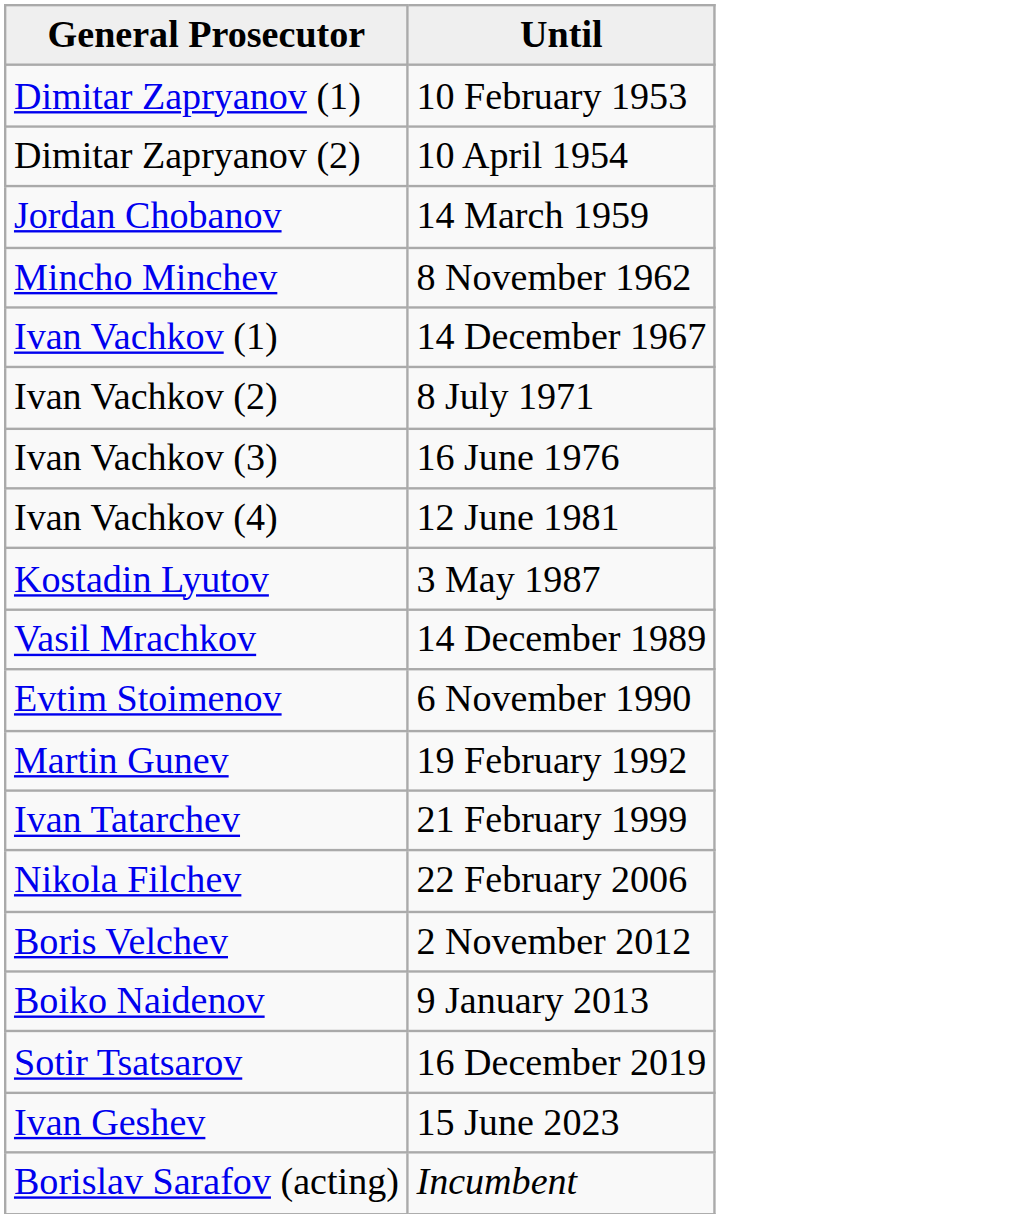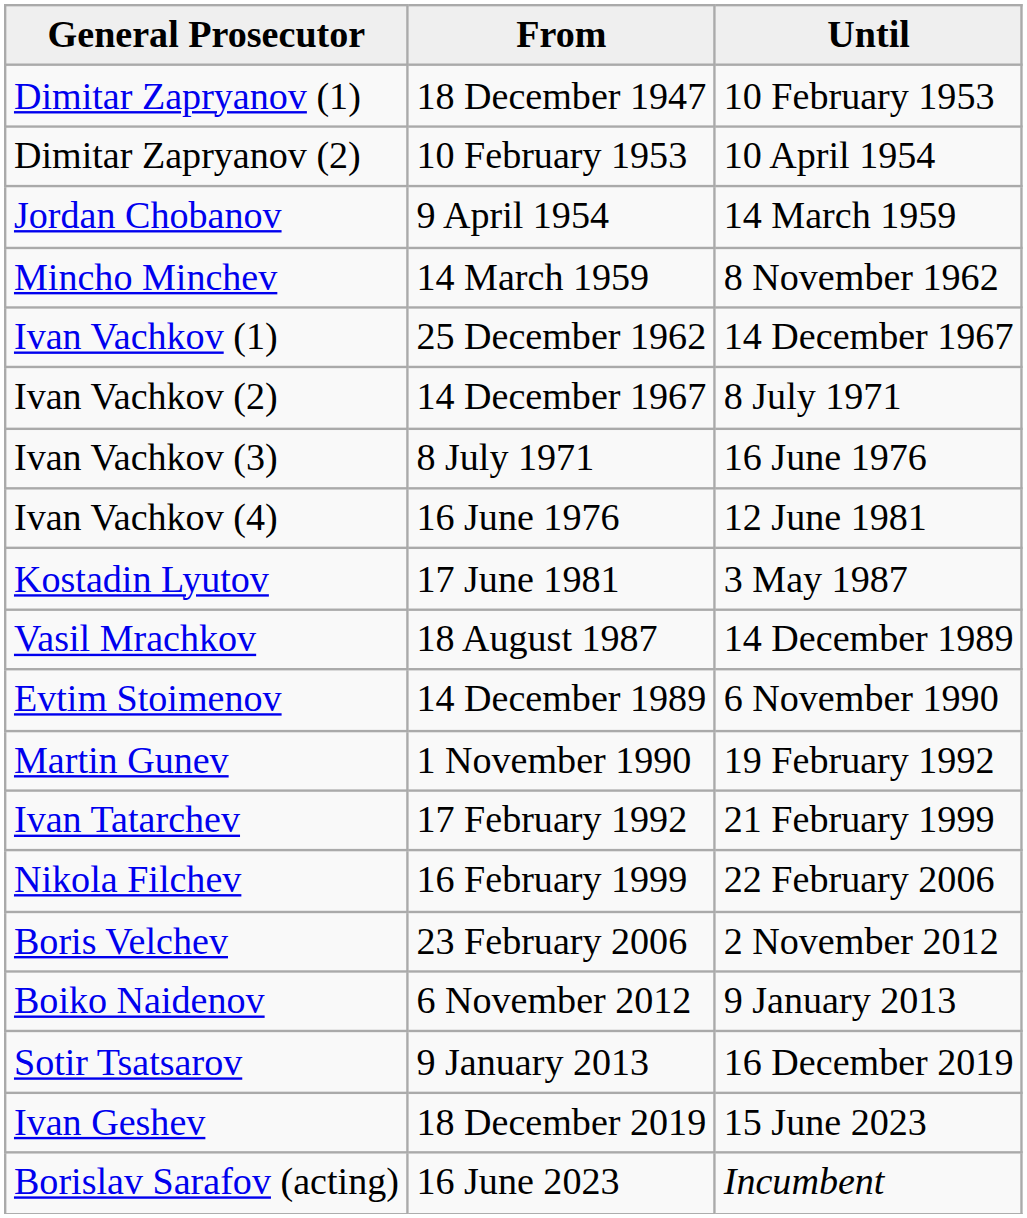+ column: (561, 34)
